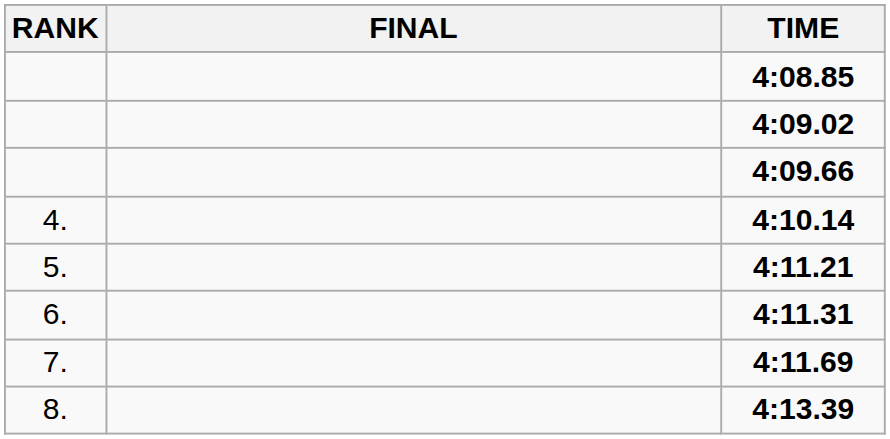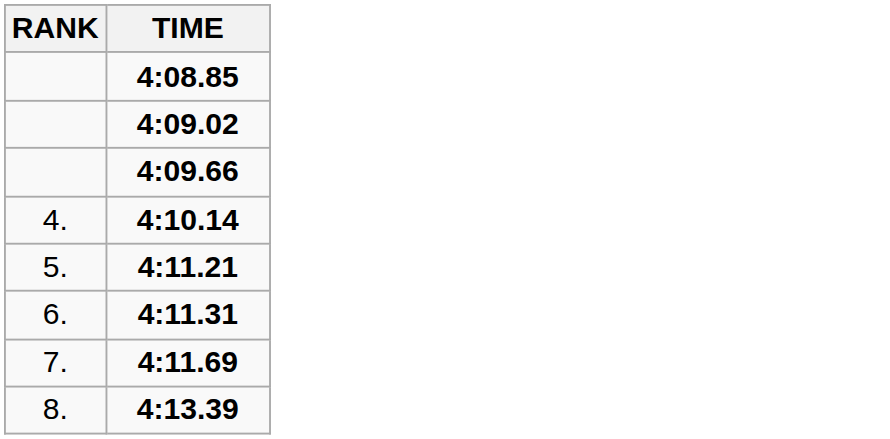- column: (413, 28)
